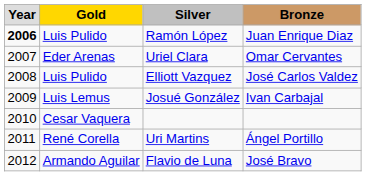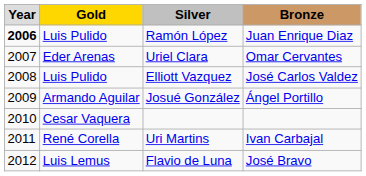(76, 98) Luis Lemus -> (91, 98) Armando Aguilar
(285, 98) Ivan Carbajal -> (285, 98) Ángel Portillo
(285, 139) Ángel Portillo -> (285, 139) Ivan Carbajal
(91, 160) Armando Aguilar -> (76, 160) Luis Lemus
